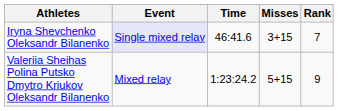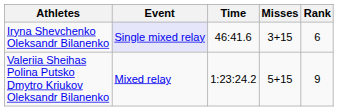(317, 37) 7 -> (317, 37) 6
